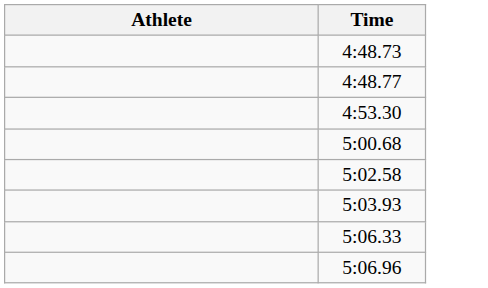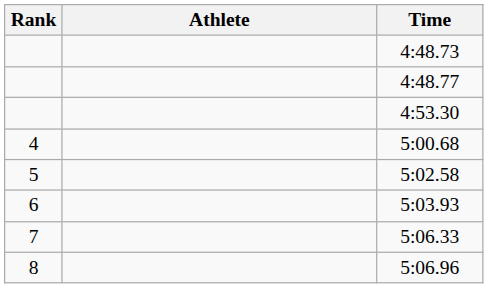+ column: (33, 19)
